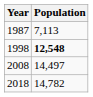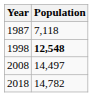(46, 30) 7,113 -> (46, 30) 7,118
